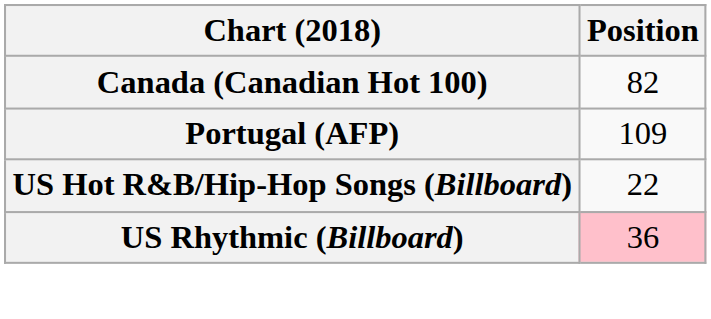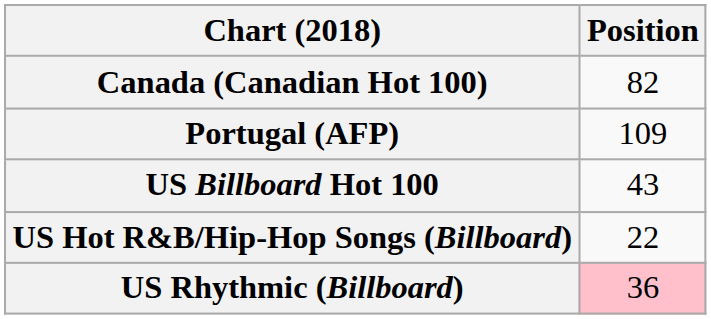+ row: (292, 184)
